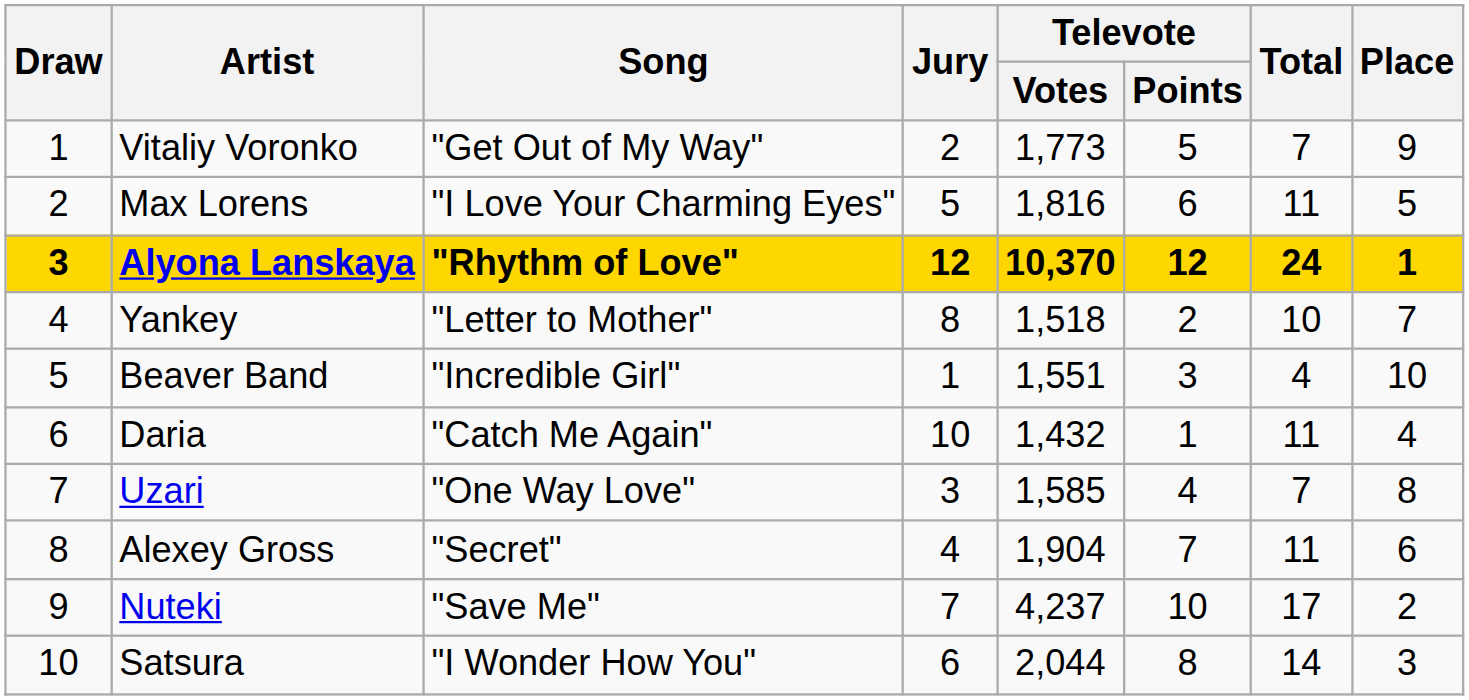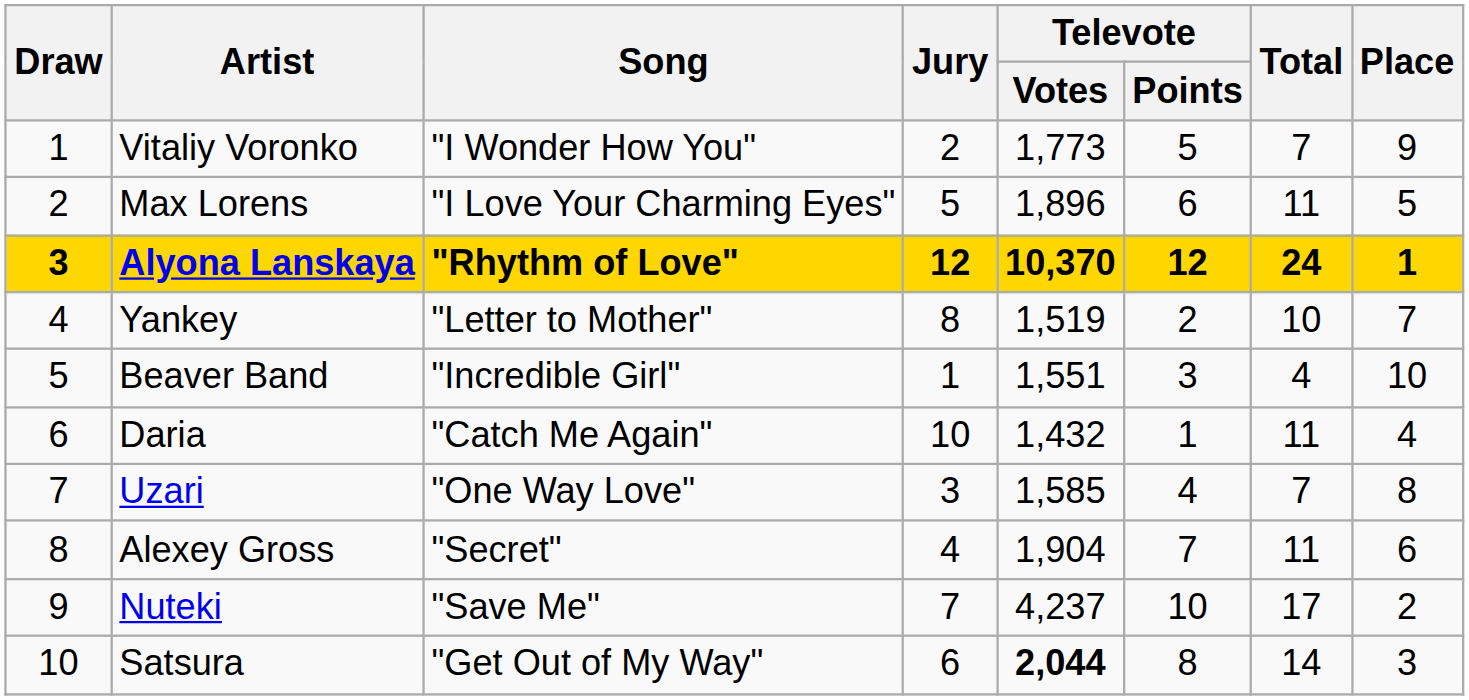(597, 147) "Get Out of My Way" -> (594, 147) "I Wonder How You"
(1060, 205) 1,816 -> (1060, 205) 1,896
(1060, 319) 1,518 -> (1060, 319) 1,519
(594, 663) "I Wonder How You" -> (597, 663) "Get Out of My Way"
(1060, 663) normal -> (1060, 663) bold
